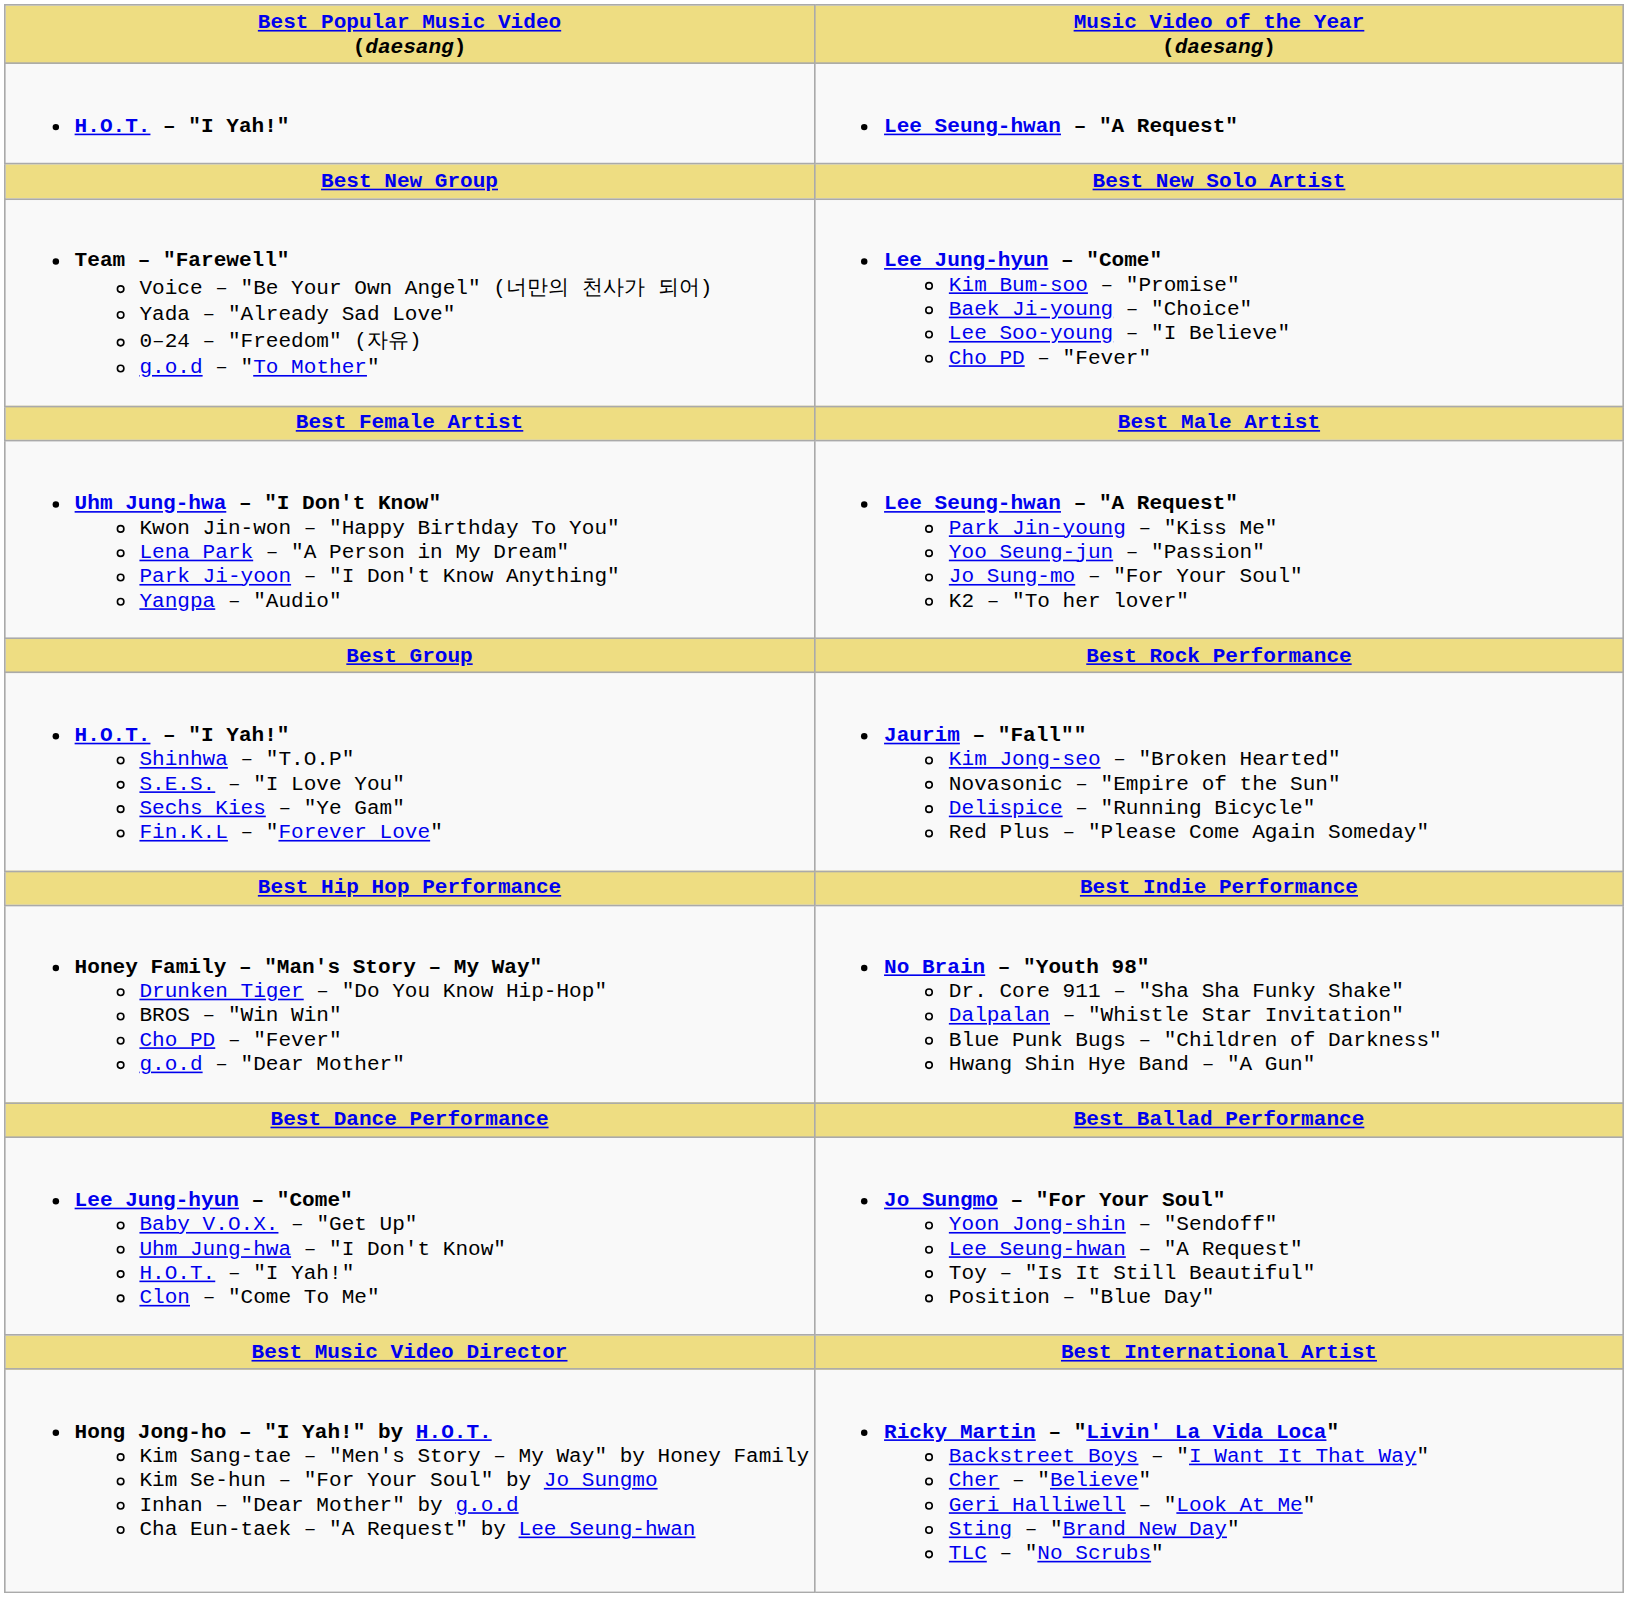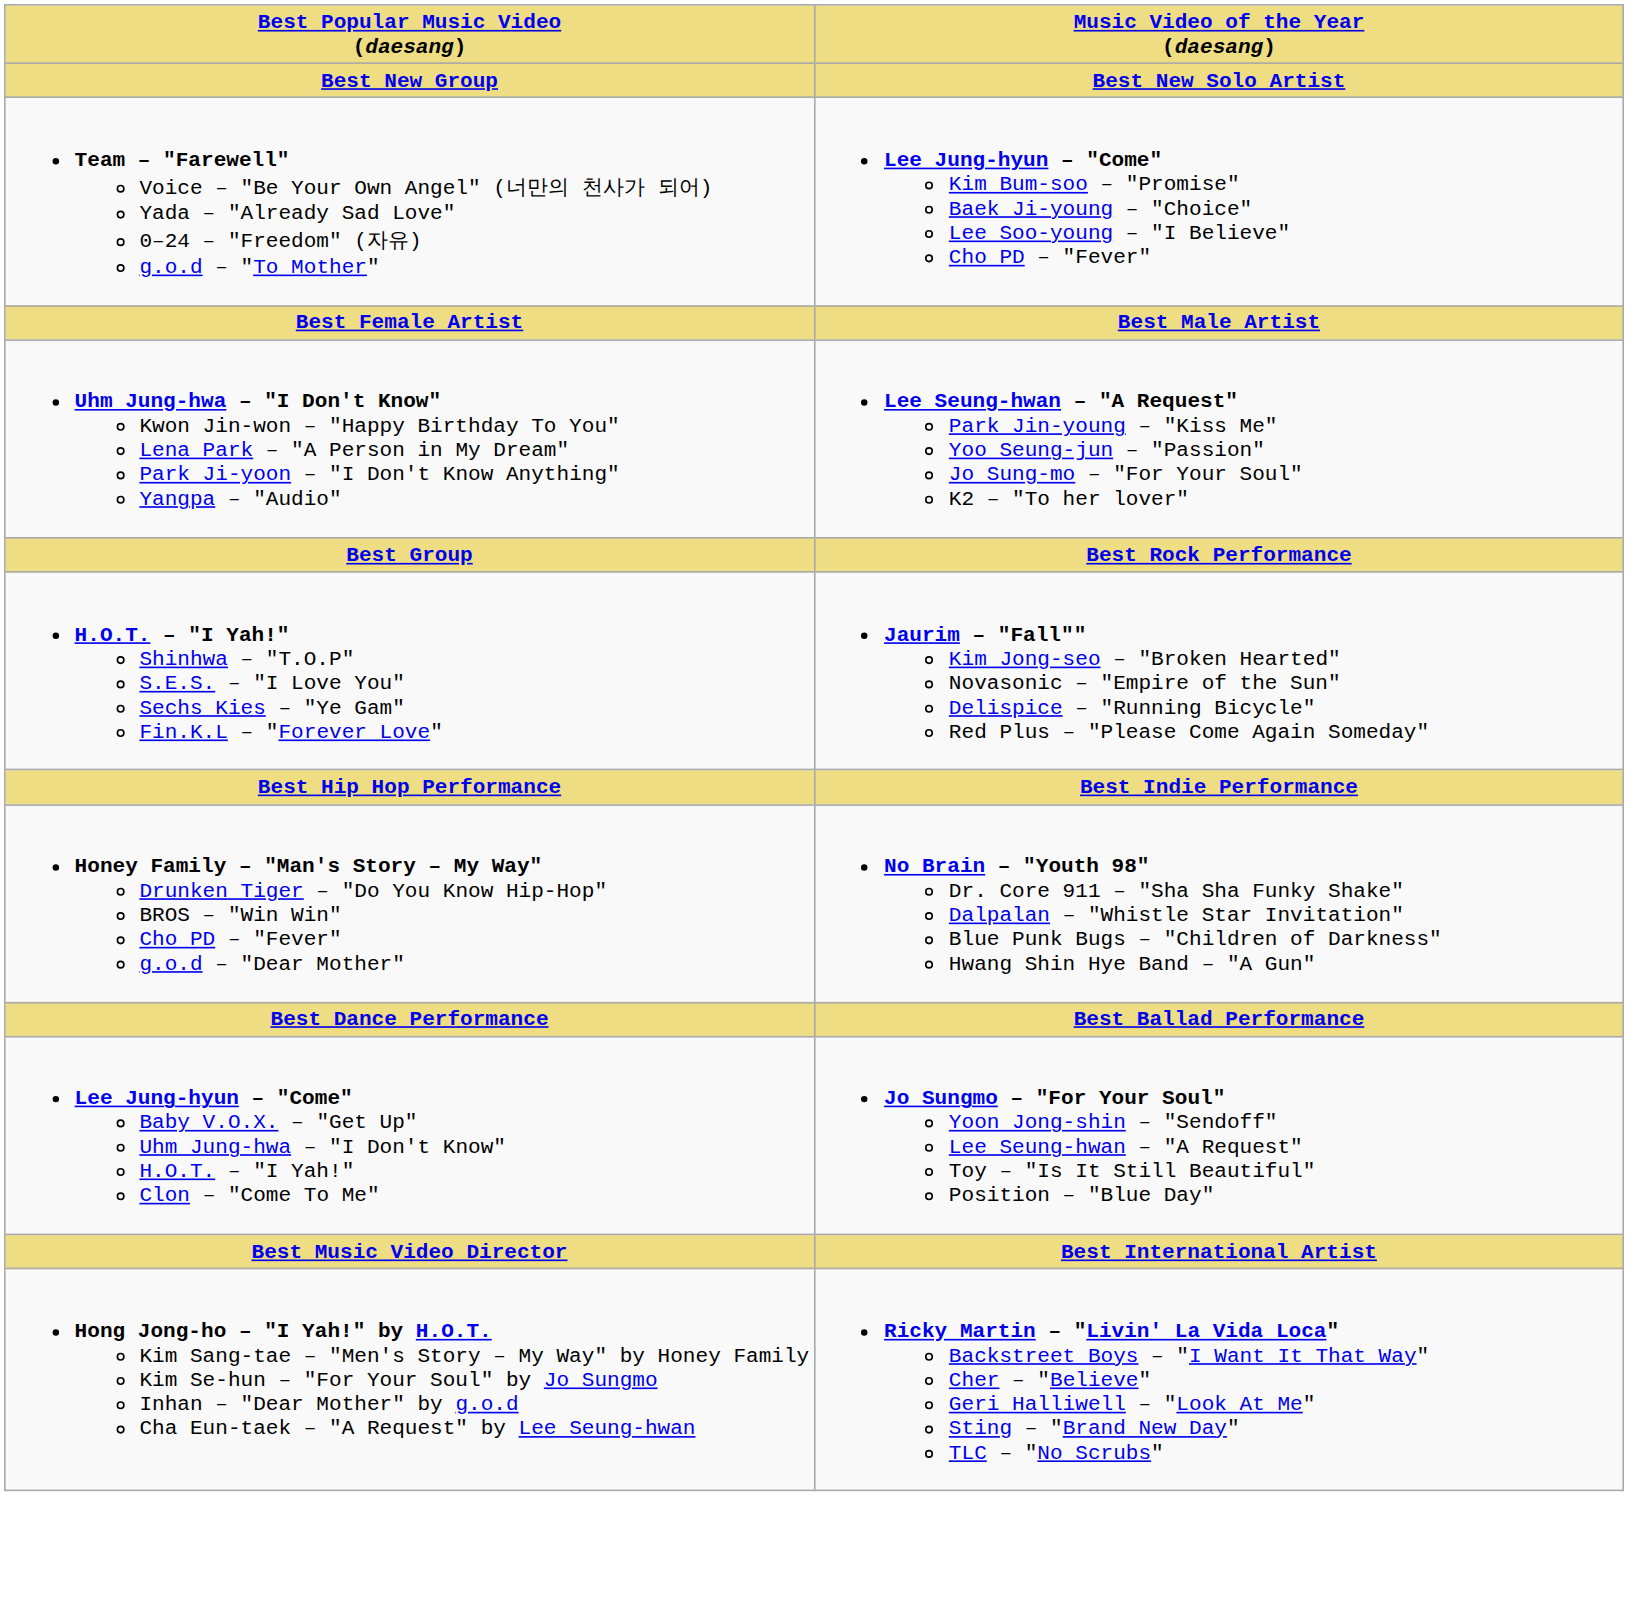- row: (410, 126)
